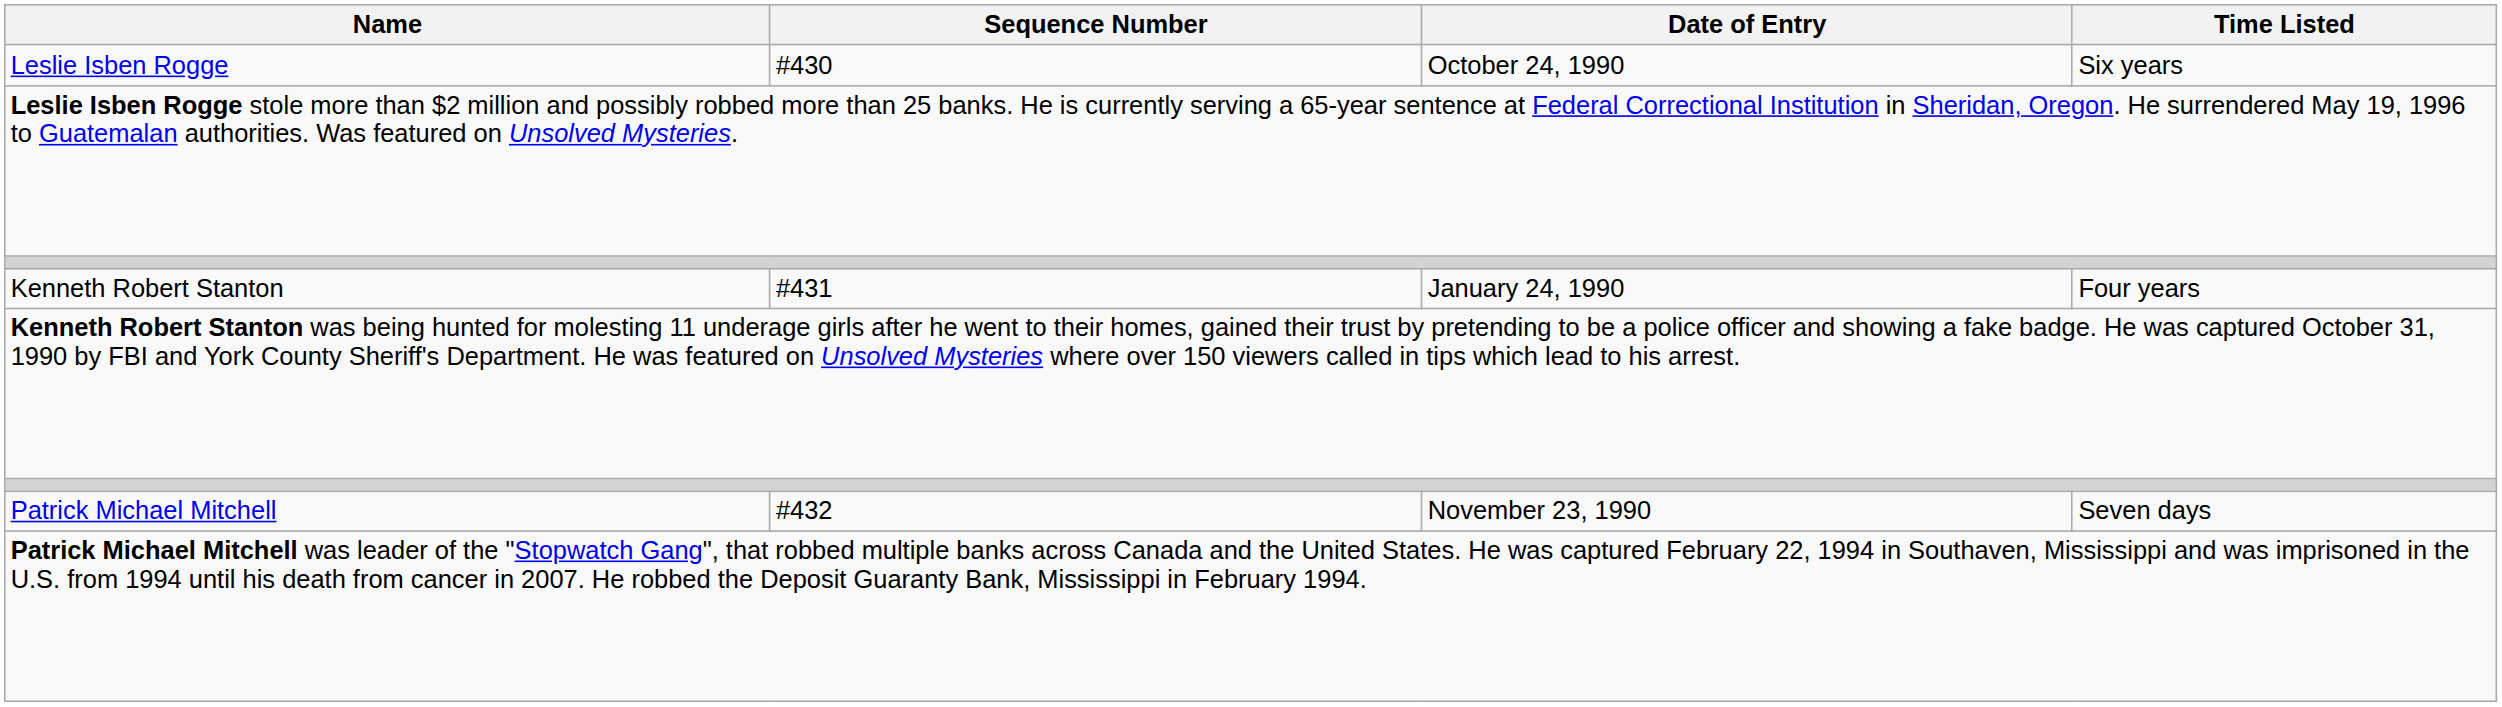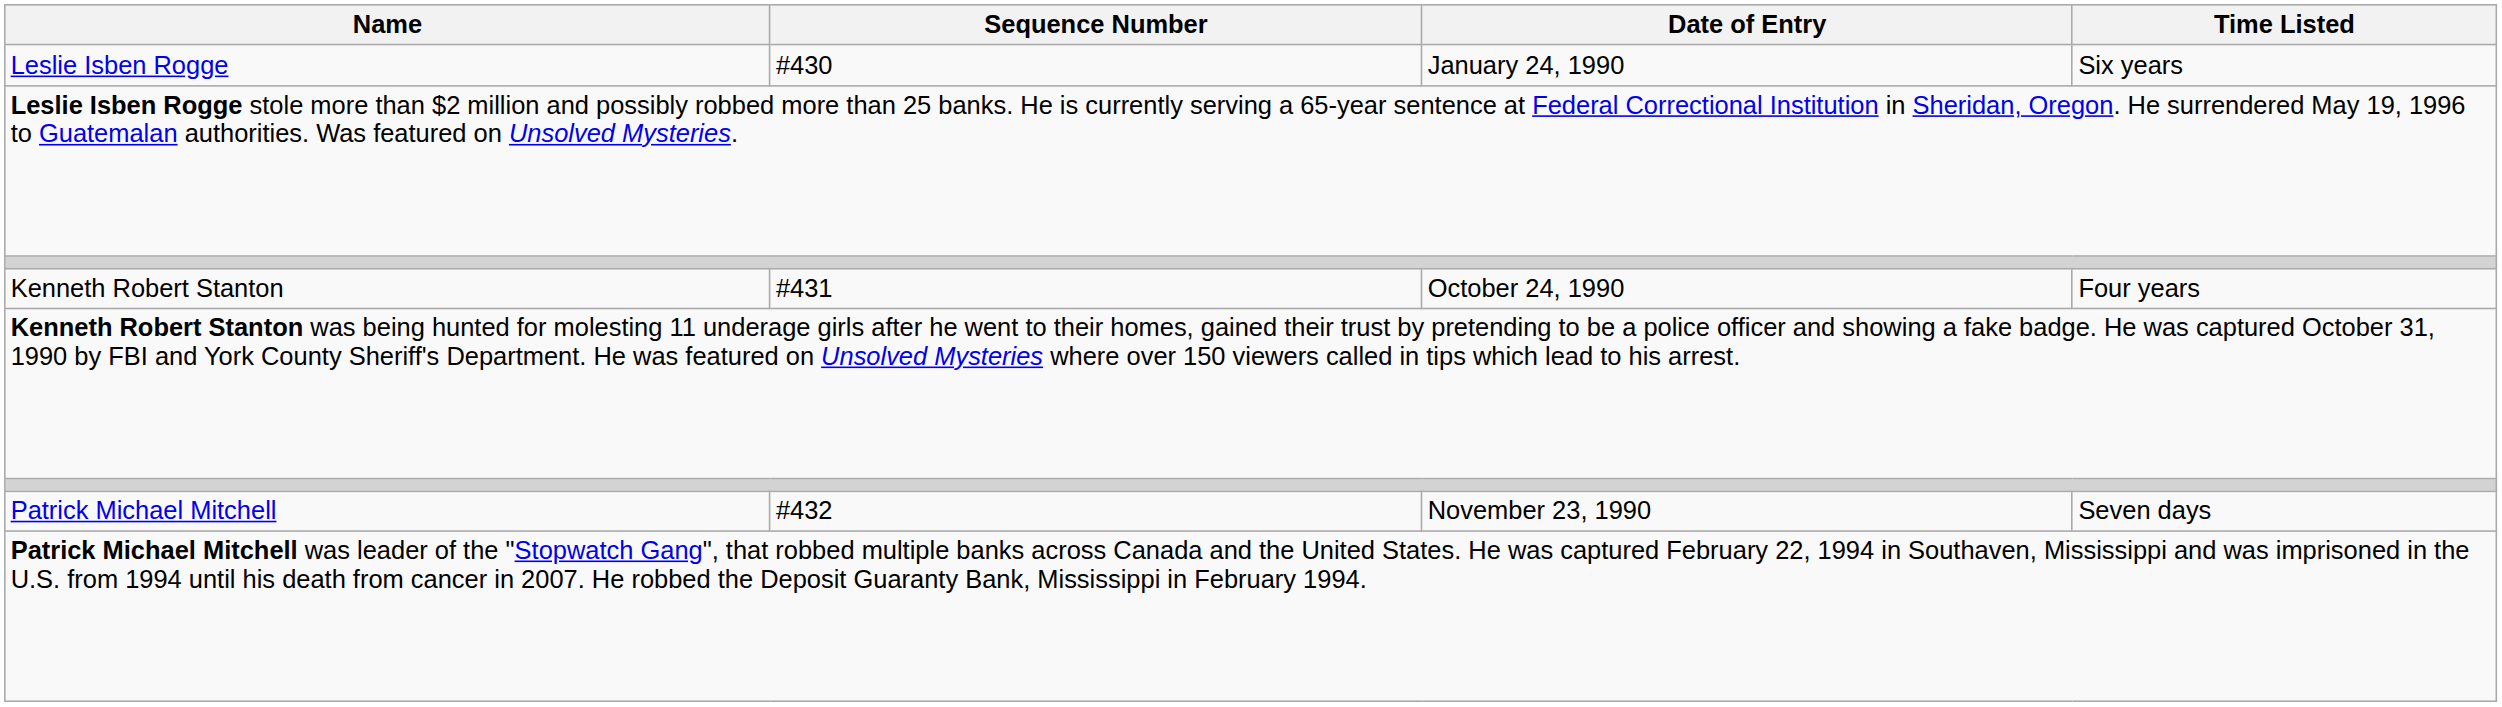(1526, 65) October 24, 1990 -> (1526, 65) January 24, 1990
(1526, 287) January 24, 1990 -> (1526, 287) October 24, 1990
